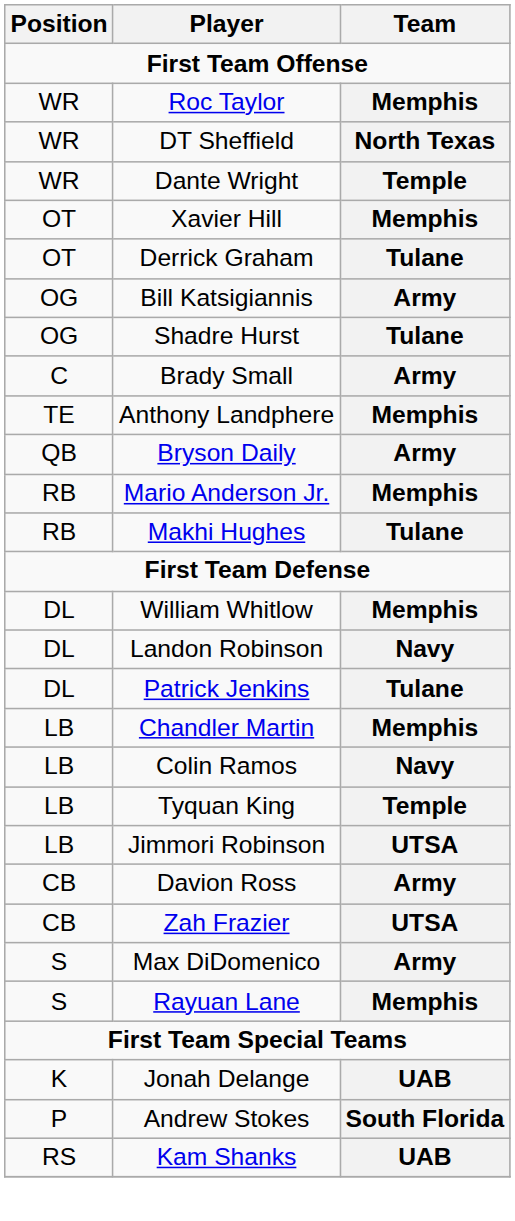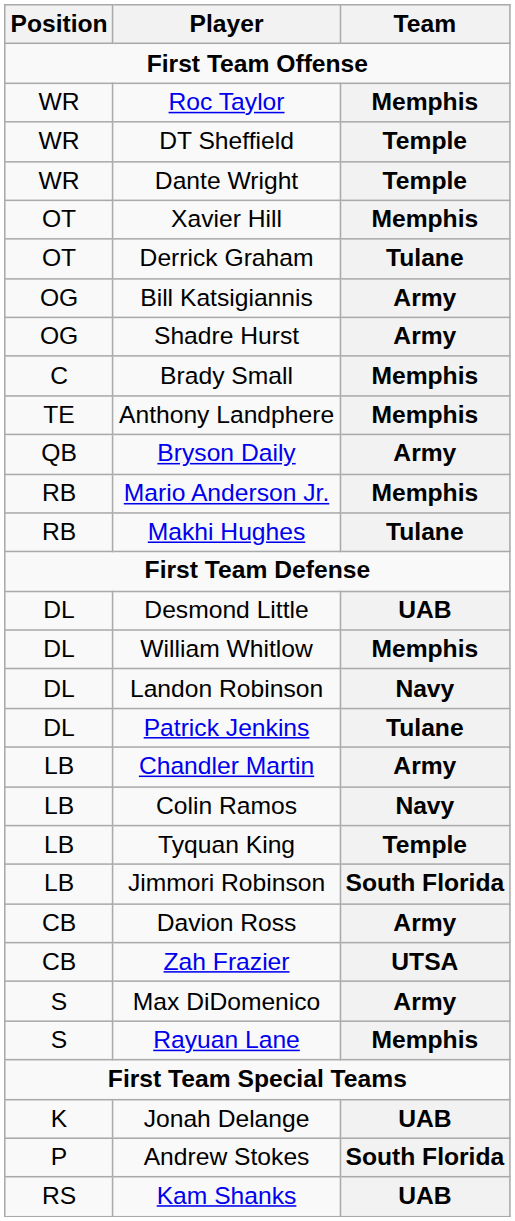(425, 141) North Texas -> (425, 141) Temple
(425, 336) Tulane -> (425, 336) Army
(425, 375) Army -> (425, 375) Memphis
+ row: (227, 610)
(425, 727) Memphis -> (425, 766) Army
(425, 844) UTSA -> (425, 883) South Florida
